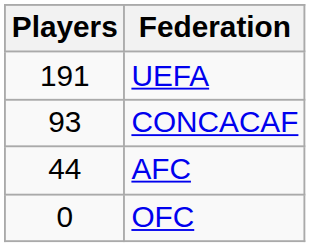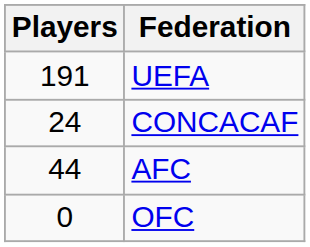(65, 122) 93 -> (65, 122) 24
